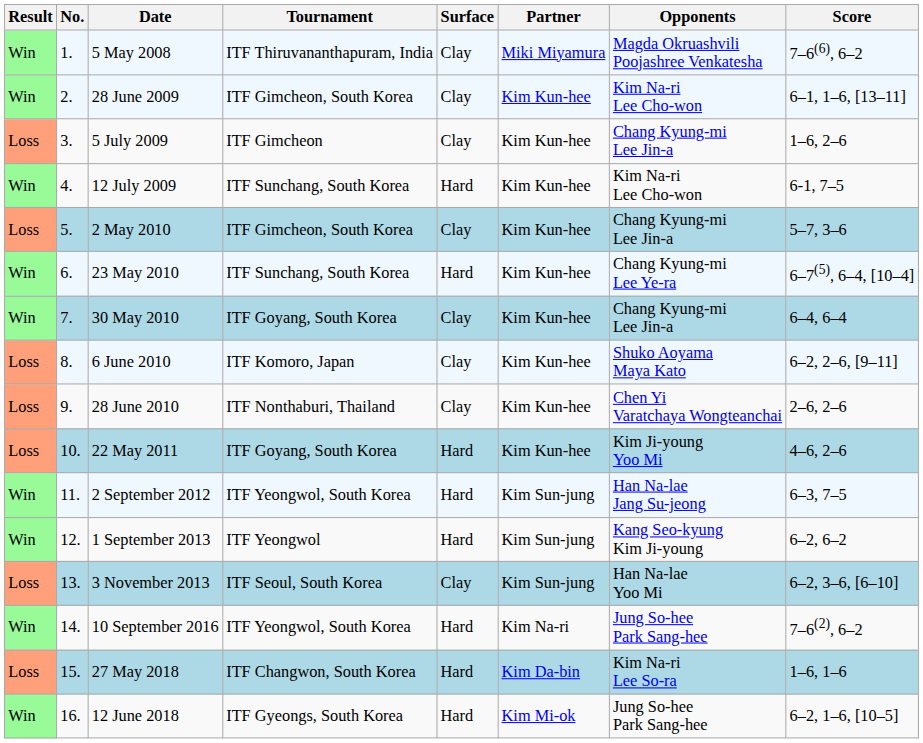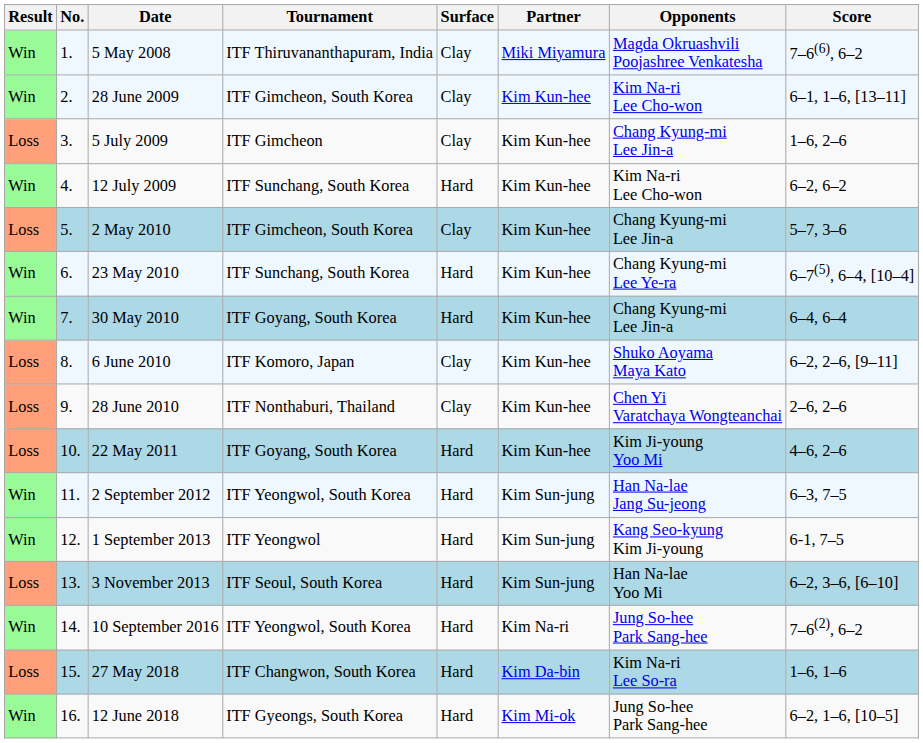(817, 185) 6-1, 7–5 -> (818, 185) 6–2, 6–2
(456, 317) Clay -> (457, 317) Hard
(818, 539) 6–2, 6–2 -> (817, 539) 6-1, 7–5
(456, 583) Clay -> (457, 583) Hard
